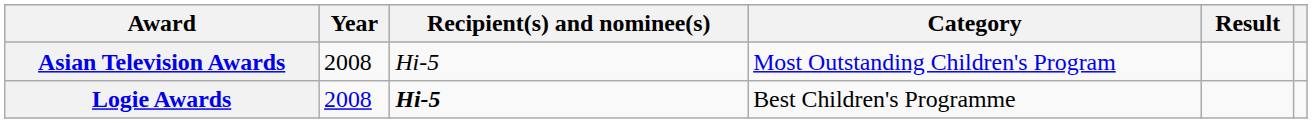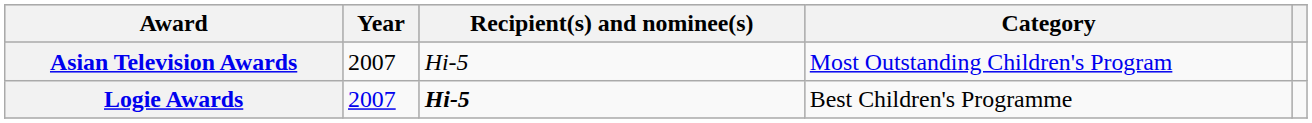- column: (1248, 23)
(348, 61) 2008 -> (372, 61) 2007
(348, 99) 2008 -> (372, 99) 2007
